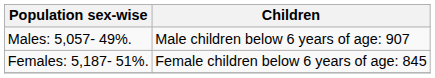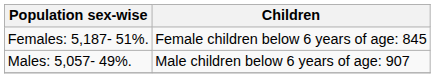rows swapped: (70, 38) <-> (78, 61)
